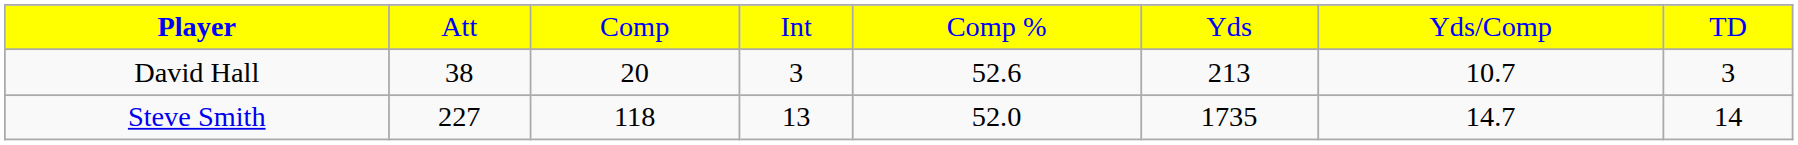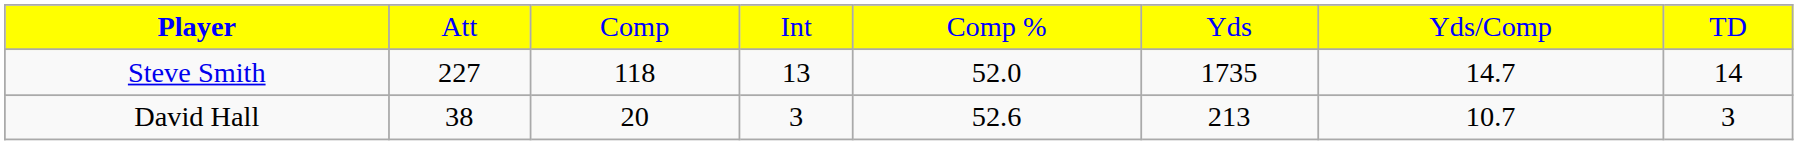rows swapped: (197, 116) <-> (197, 71)
